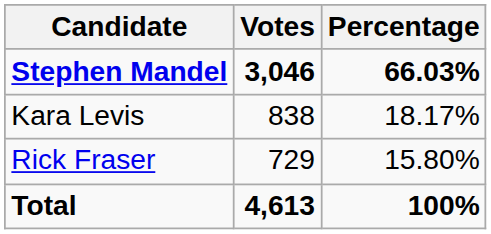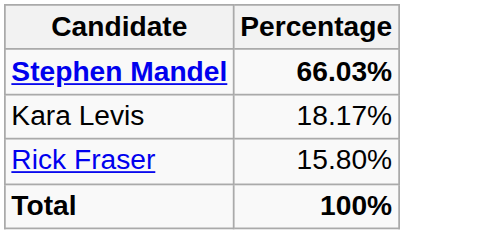- column: (278, 26)
